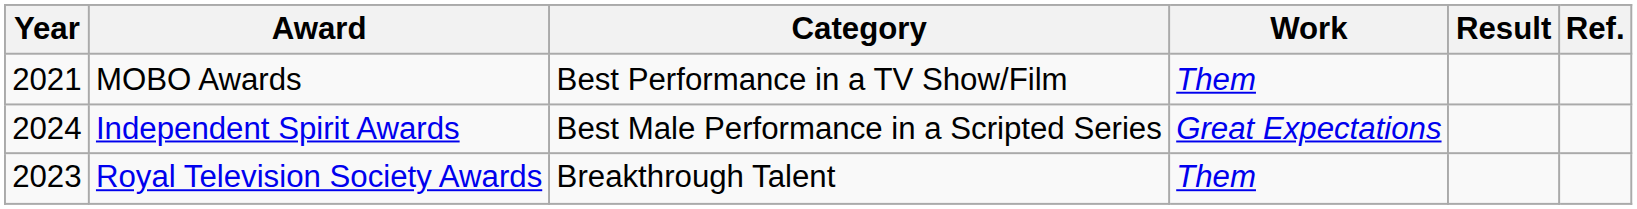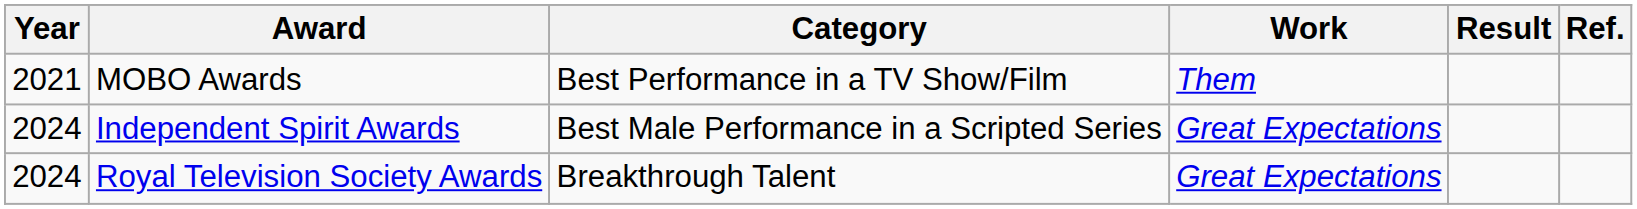(47, 177) 2023 -> (47, 177) 2024
(1216, 177) Them -> (1309, 177) Great Expectations
